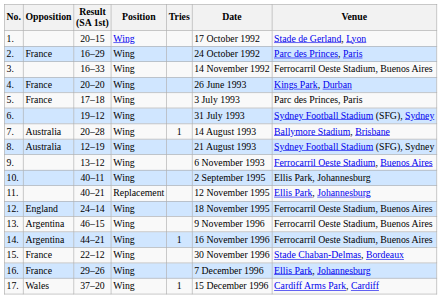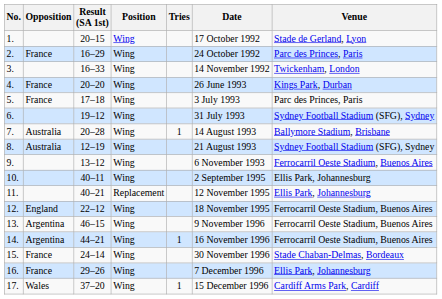(353, 69) Ferrocarril Oeste Stadium, Buenos Aires -> (317, 69) Twickenham, London
(92, 208) 24–14 -> (92, 208) 22–12
(92, 255) 22–12 -> (92, 255) 24–14
